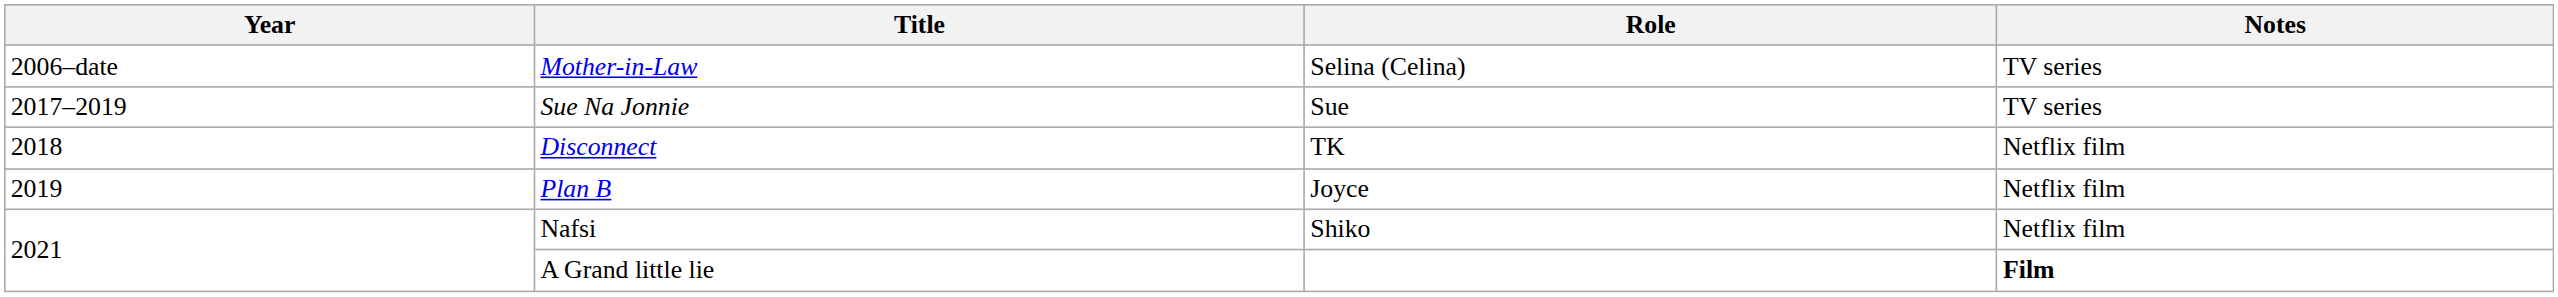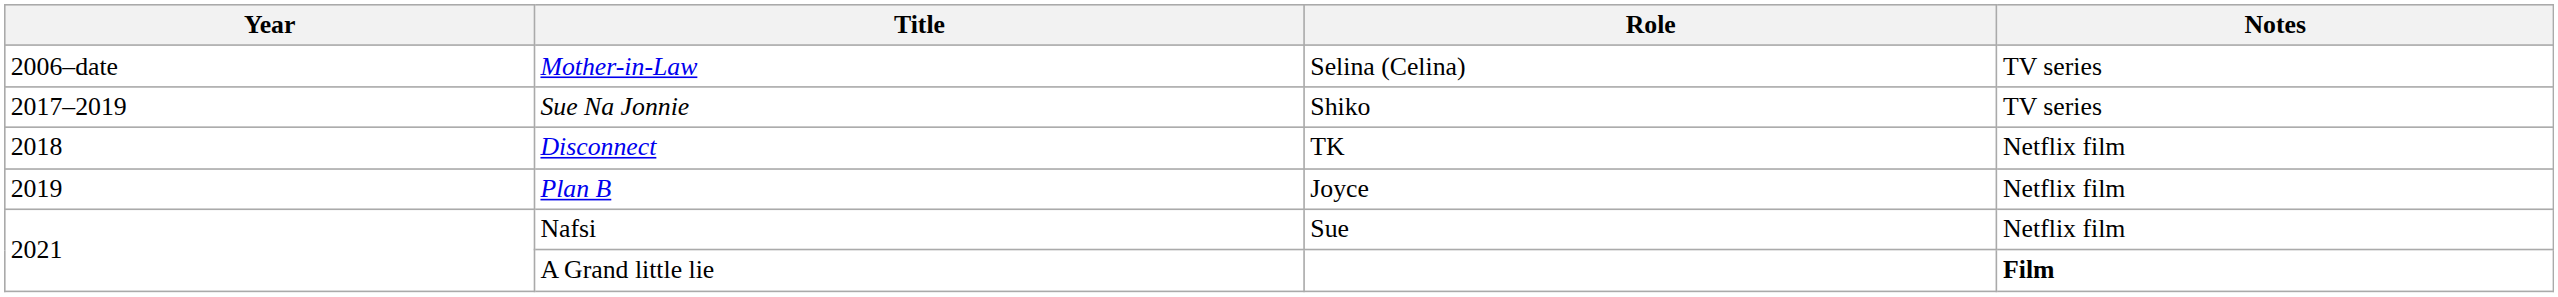(1330, 106) Sue -> (1340, 106) Shiko
(1340, 229) Shiko -> (1330, 229) Sue
